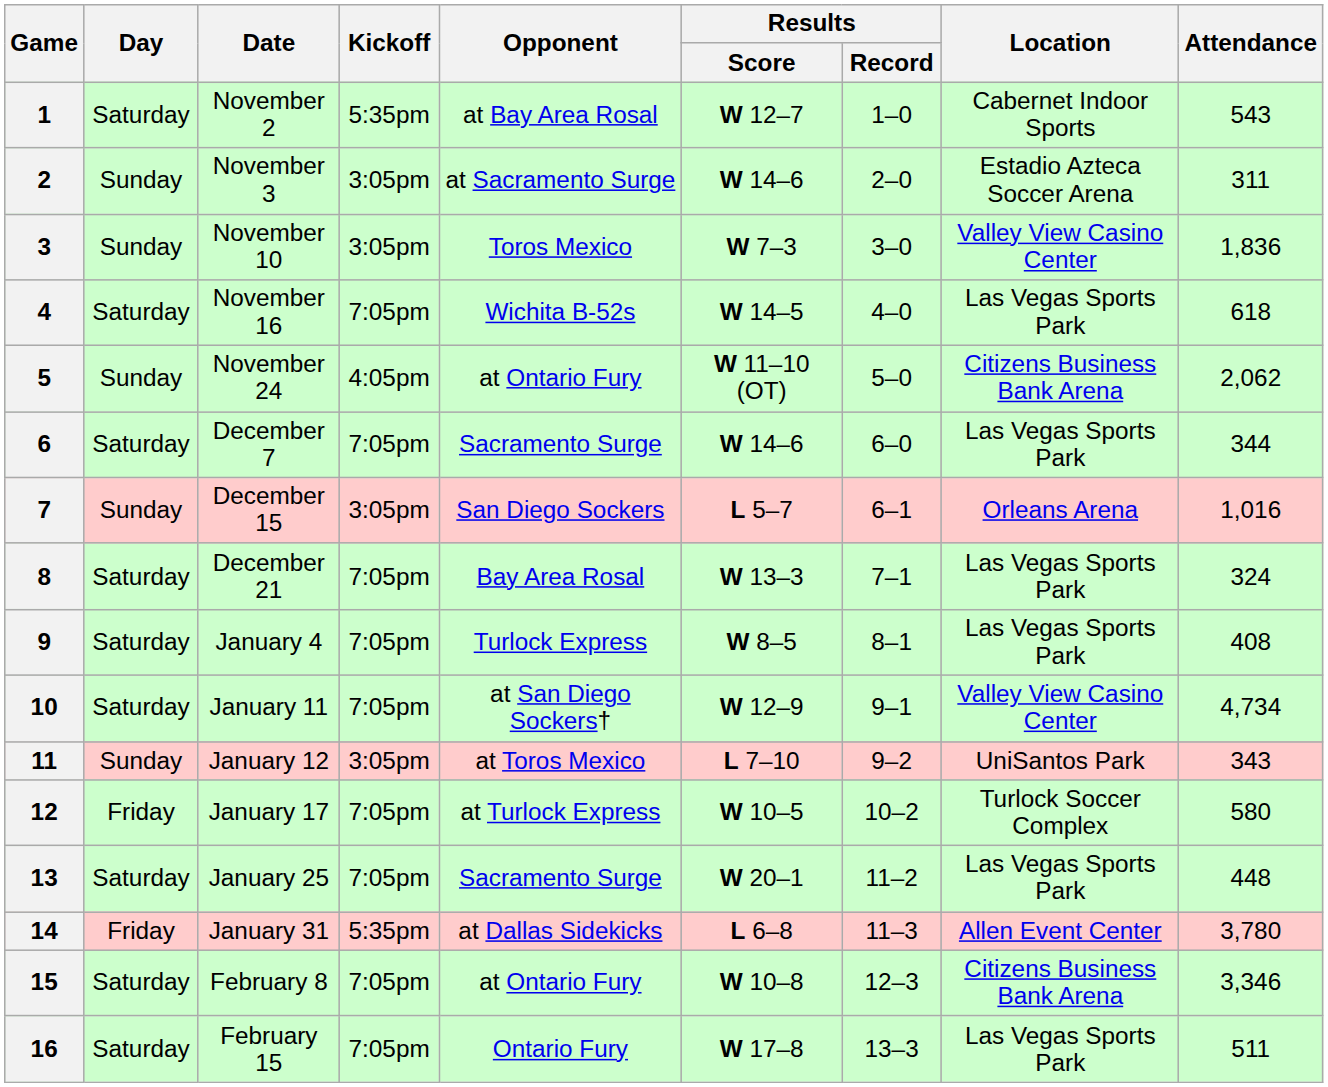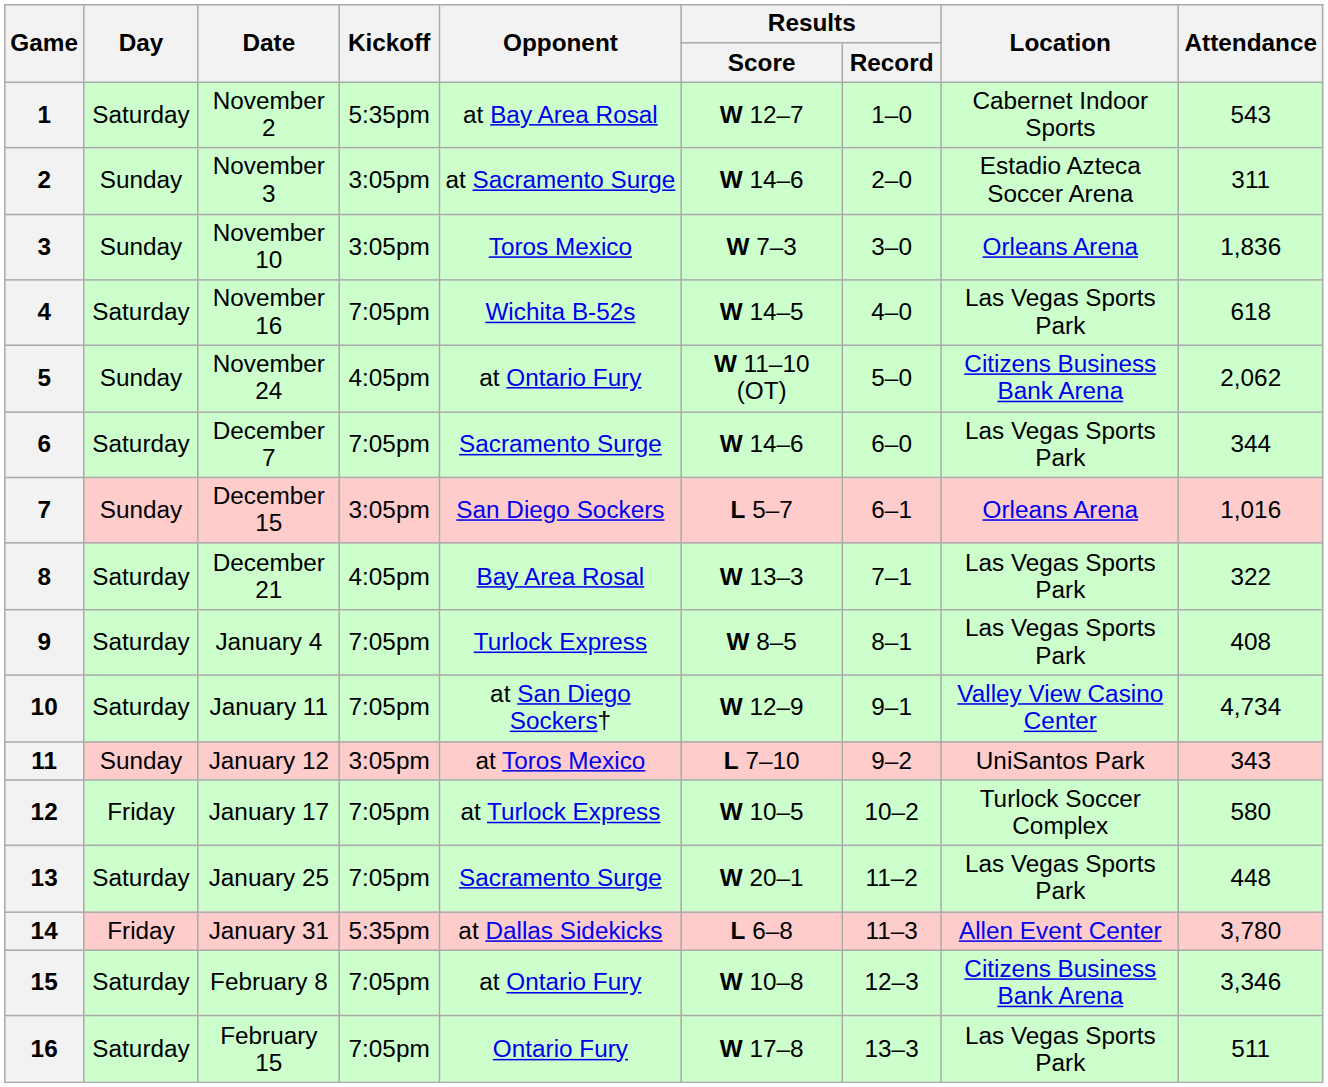(1060, 246) Valley View Casino Center -> (1060, 246) Orleans Arena
(389, 576) 7:05pm -> (389, 576) 4:05pm
(1251, 576) 324 -> (1251, 576) 322
